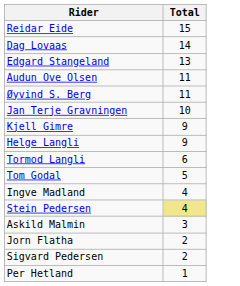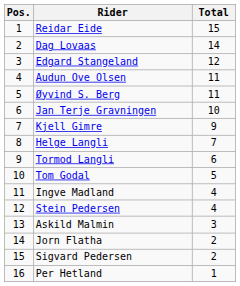+ column: (19, 13)
(185, 61) 13 -> (214, 61) 12
(185, 143) 9 -> (214, 143) 7
(185, 208) khaki background -> (214, 208) no background
